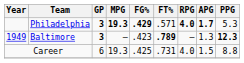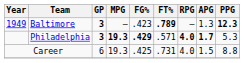rows swapped: (53, 38) <-> (60, 25)
